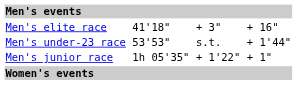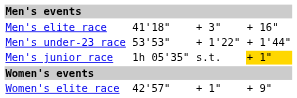(209, 42) s.t. -> (218, 42) + 1'22"
(218, 58) + 1'22" -> (209, 58) s.t.
(259, 58) no background -> (259, 58) gold background
+ row: (62, 88)
